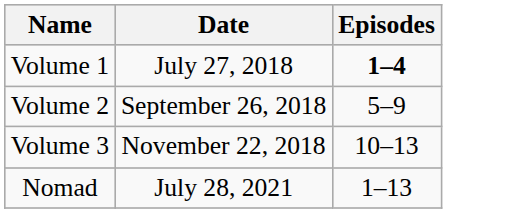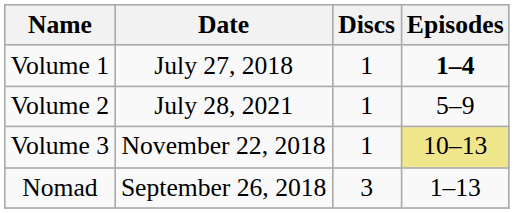+ column: (367, 24)
(224, 106) September 26, 2018 -> (224, 106) July 28, 2021
(387, 146) no background -> (455, 146) khaki background
(224, 187) July 28, 2021 -> (224, 187) September 26, 2018
